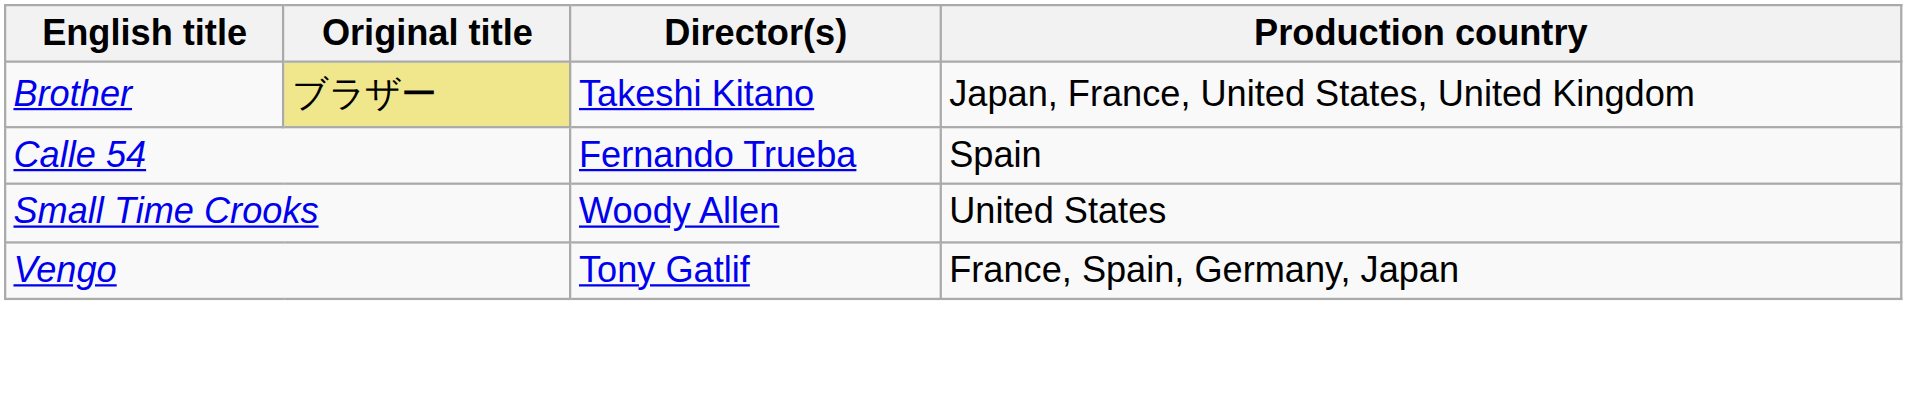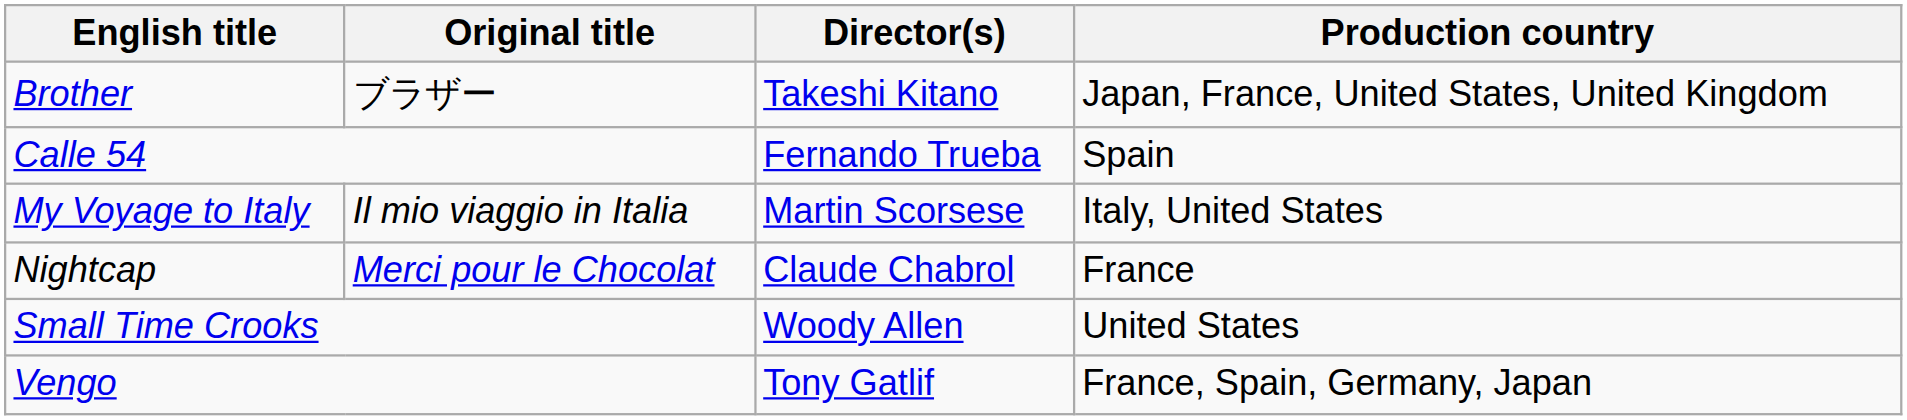(365, 92) khaki background -> (425, 92) no background
+ row: (162, 211)
+ row: (85, 269)
